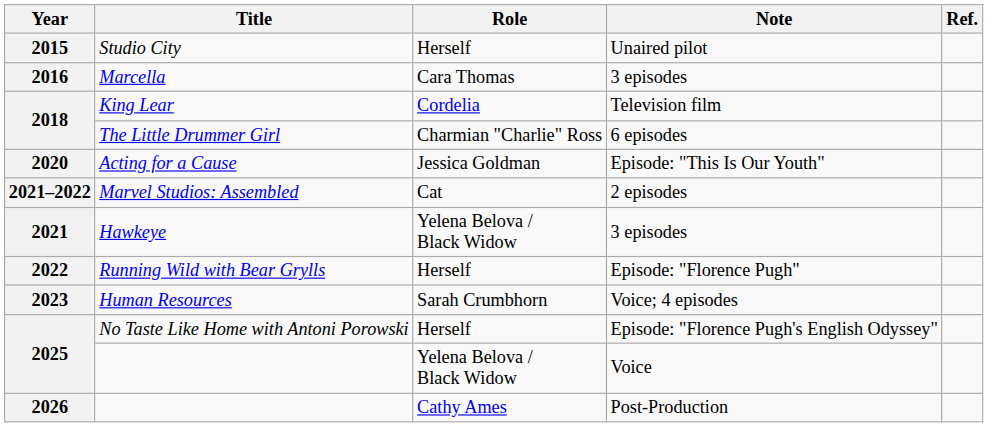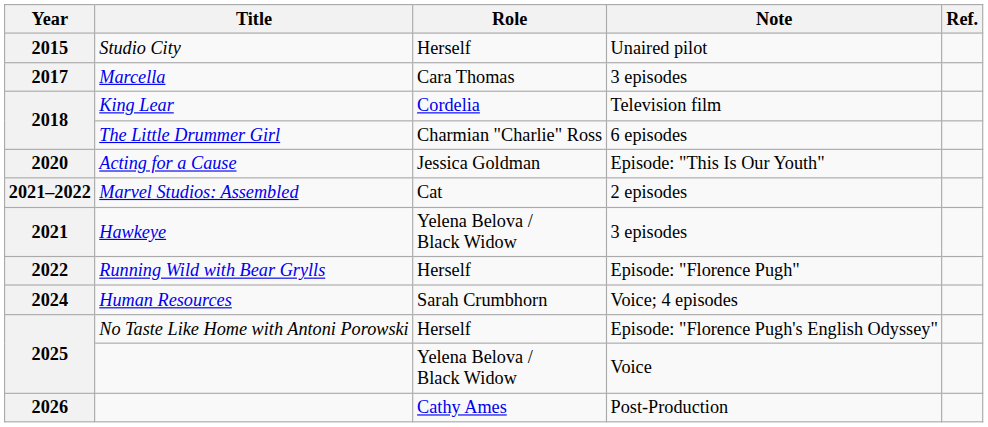(50, 76) 2016 -> (50, 76) 2017
(50, 299) 2023 -> (50, 299) 2024
